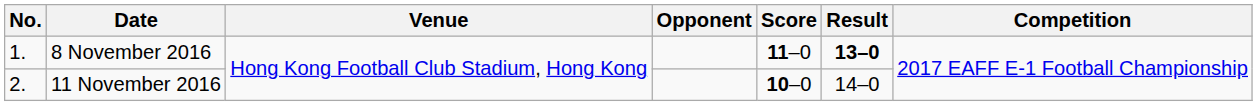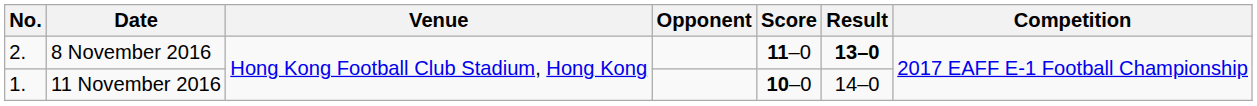(18, 52) 1. -> (18, 52) 2.
(18, 84) 2. -> (18, 84) 1.
